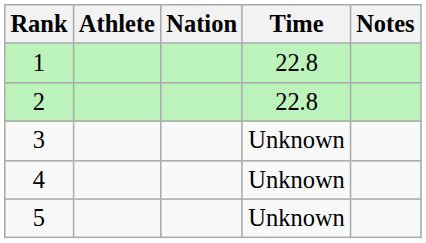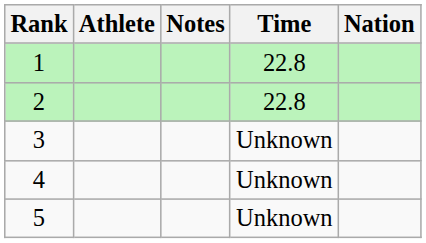columns swapped: (202, 23) <-> (385, 23)
